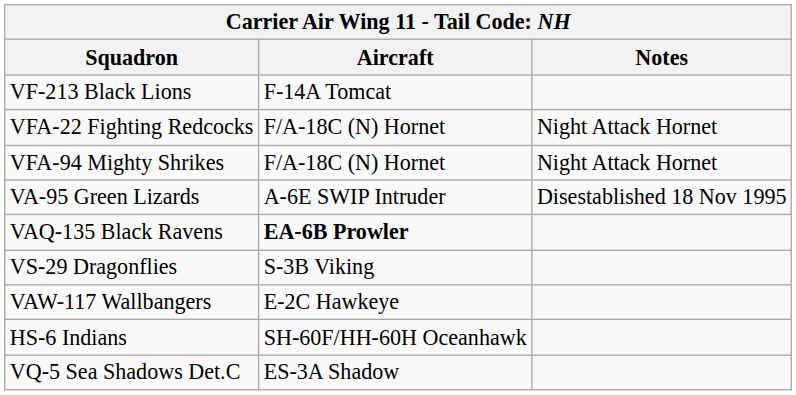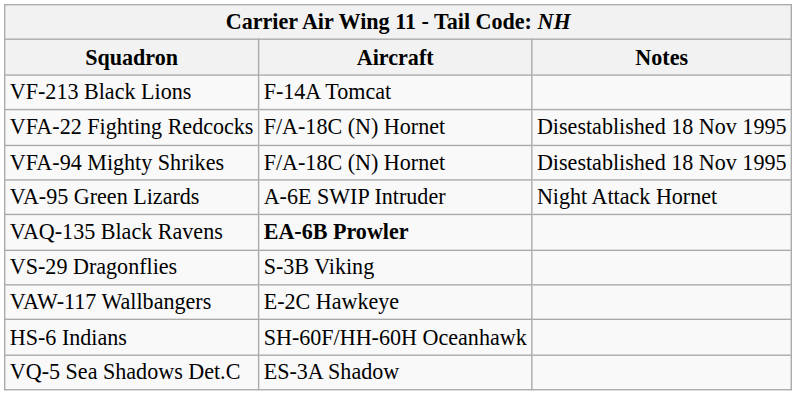(627, 127) Night Attack Hornet -> (662, 127) Disestablished 18 Nov 1995
(627, 162) Night Attack Hornet -> (662, 162) Disestablished 18 Nov 1995
(662, 197) Disestablished 18 Nov 1995 -> (627, 197) Night Attack Hornet
